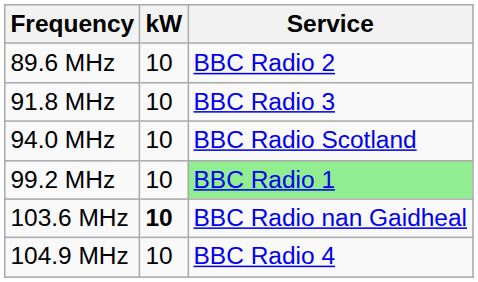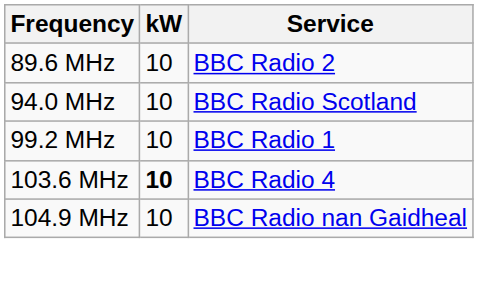- row: (63, 101)
(264, 179) lightgreen background -> (264, 140) no background
(330, 218) BBC Radio nan Gaidheal -> (264, 179) BBC Radio 4
(264, 256) BBC Radio 4 -> (330, 218) BBC Radio nan Gaidheal
